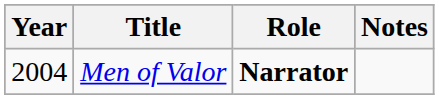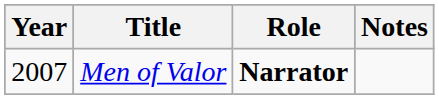(39, 71) 2004 -> (39, 71) 2007
